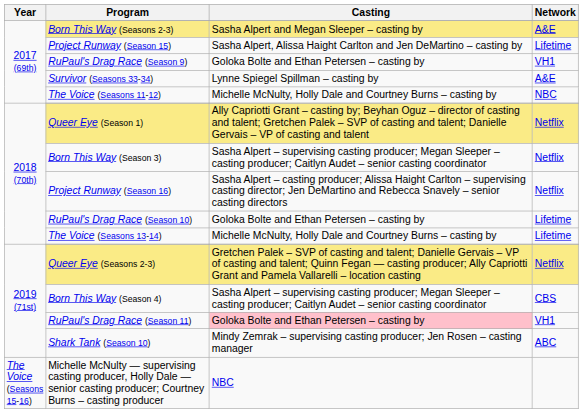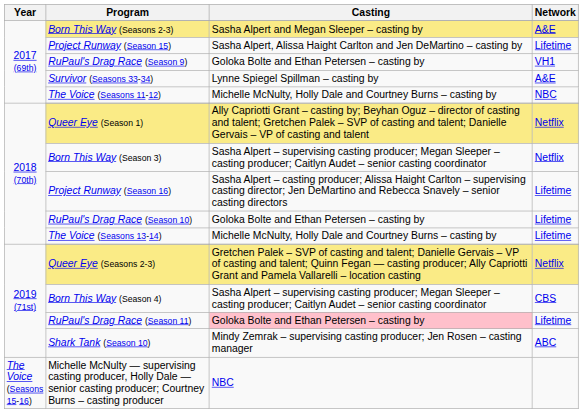(549, 191) Netflix -> (553, 191) Lifetime
(545, 320) VH1 -> (553, 320) Lifetime
